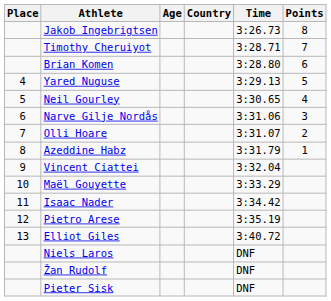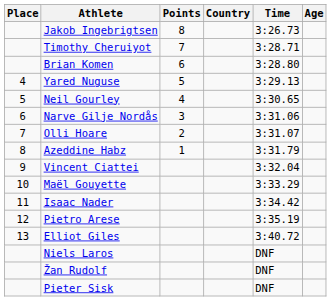columns swapped: (172, 13) <-> (305, 13)
